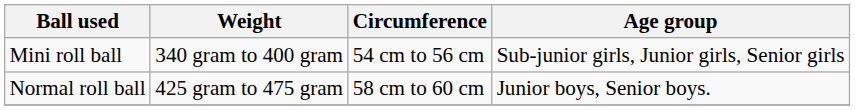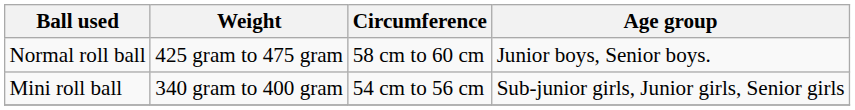rows swapped: (66, 54) <-> (78, 88)
